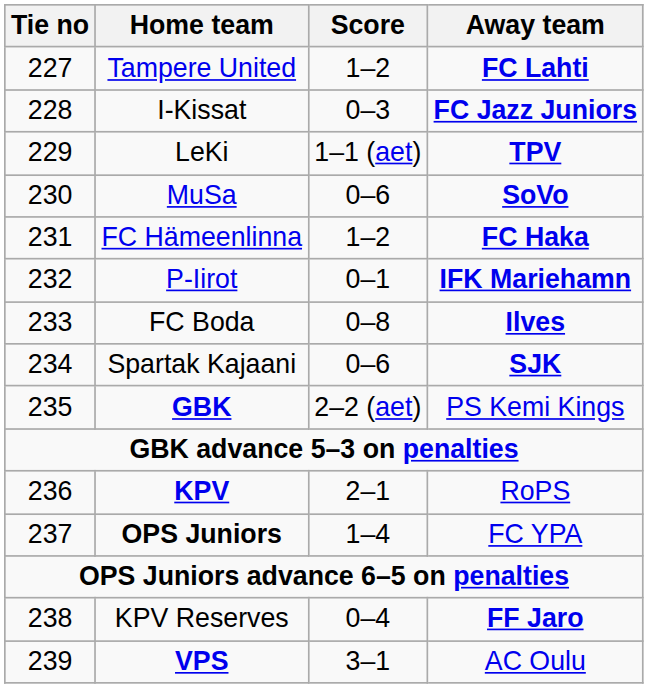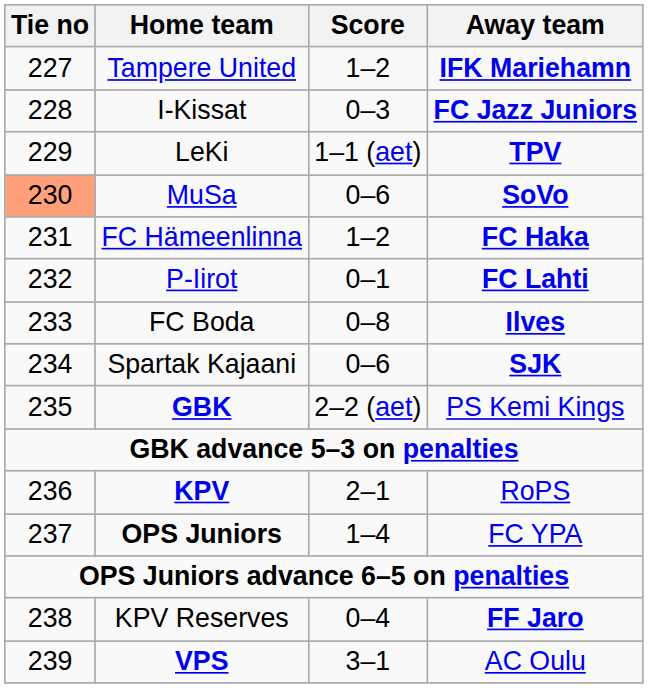(535, 68) FC Lahti -> (535, 68) IFK Mariehamn
(50, 195) no background -> (50, 195) lightsalmon background
(535, 279) IFK Mariehamn -> (535, 279) FC Lahti
